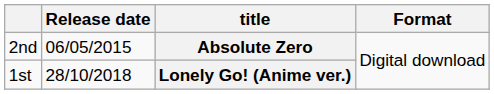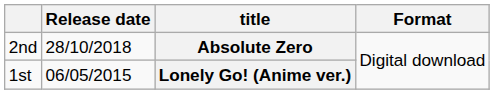(89, 47) 06/05/2015 -> (89, 47) 28/10/2018
(89, 75) 28/10/2018 -> (89, 75) 06/05/2015
